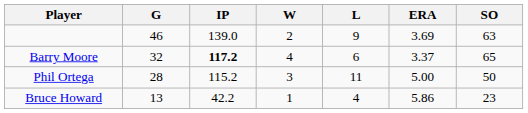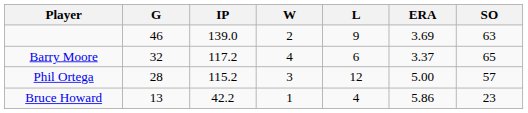(223, 56) bold -> (223, 56) normal
(356, 77) 11 -> (356, 77) 12
(489, 77) 50 -> (489, 77) 57
